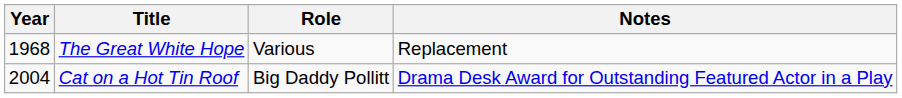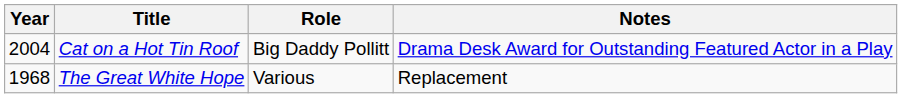rows swapped: (152, 48) <-> (148, 78)
